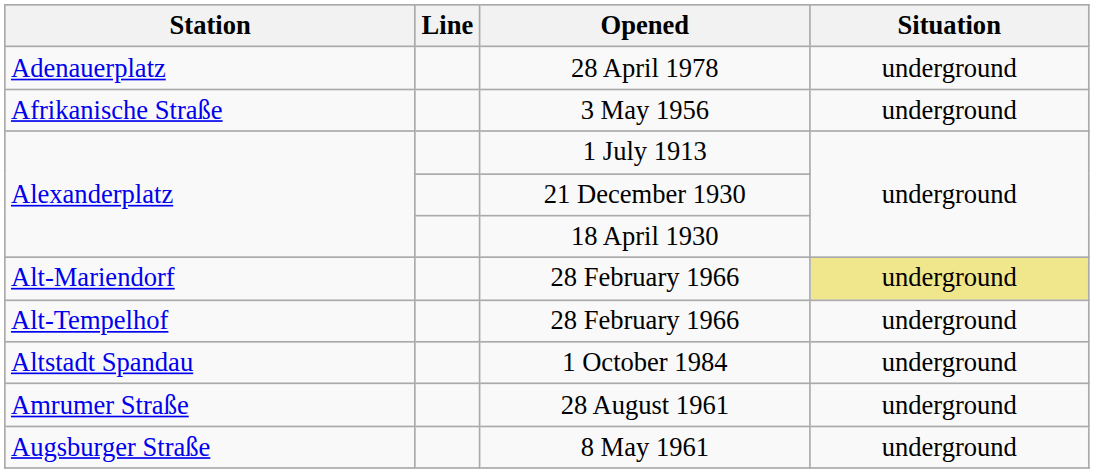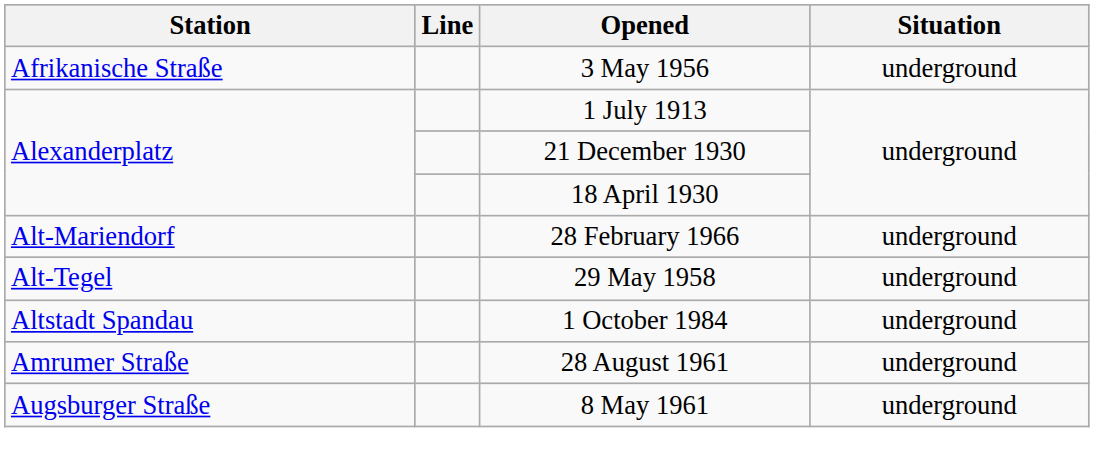- row: (88, 67)
(949, 278) khaki background -> (949, 236) no background
+ row: (62, 278)
- row: (90, 320)
